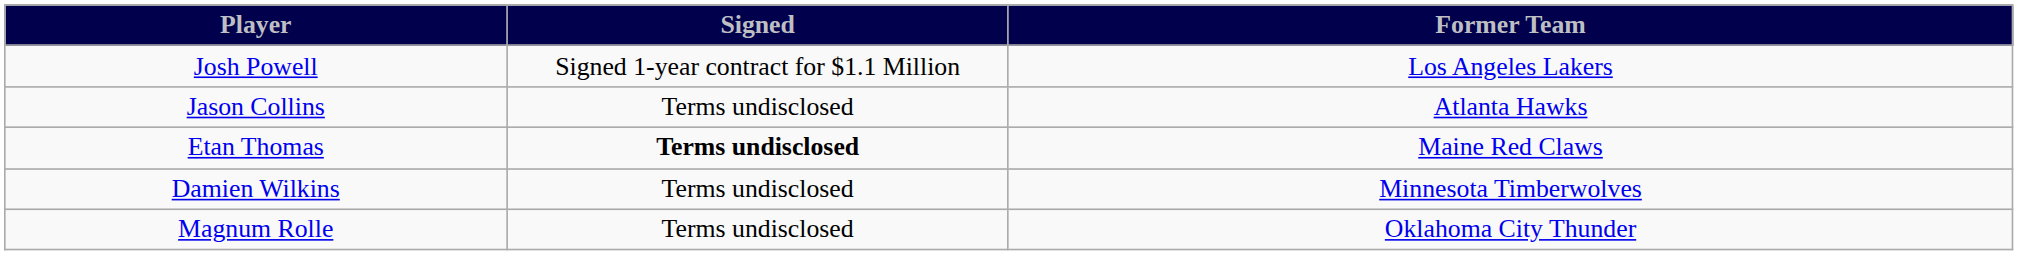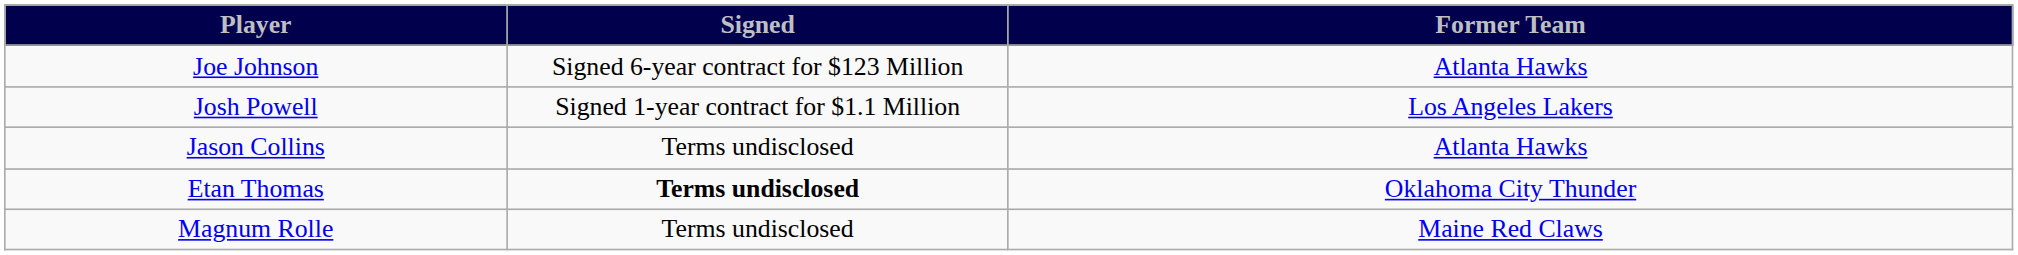+ row: (256, 65)
(1511, 147) Maine Red Claws -> (1511, 188) Oklahoma City Thunder
- row: (256, 188)
(1511, 229) Oklahoma City Thunder -> (1511, 229) Maine Red Claws
